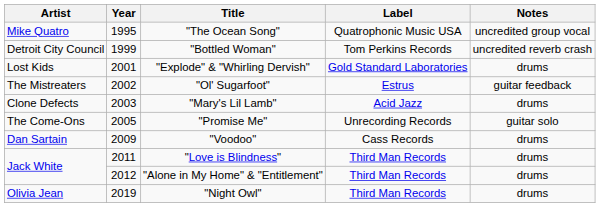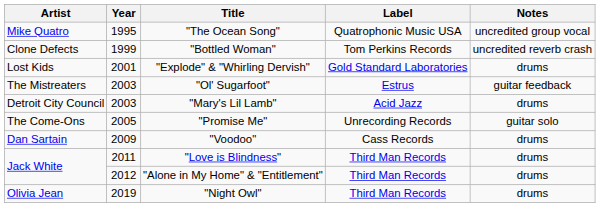(56, 49) Detroit City Council -> (43, 49) Clone Defects
(124, 85) 2002 -> (124, 85) 2003
(43, 103) Clone Defects -> (56, 103) Detroit City Council
